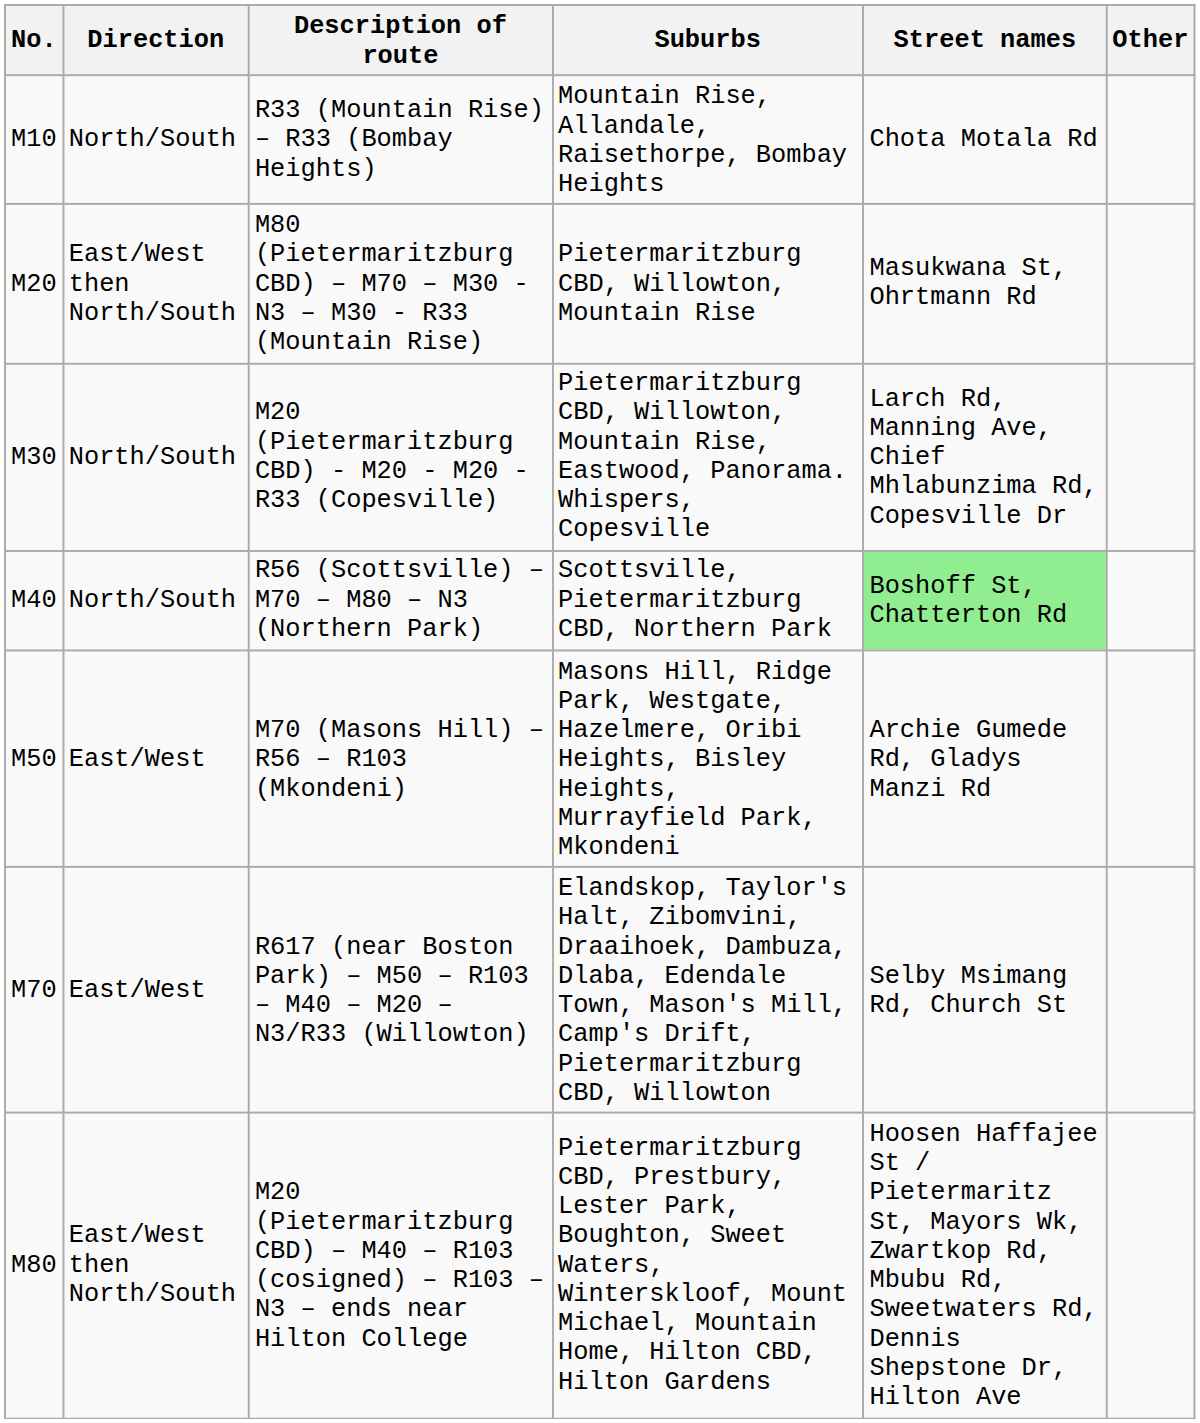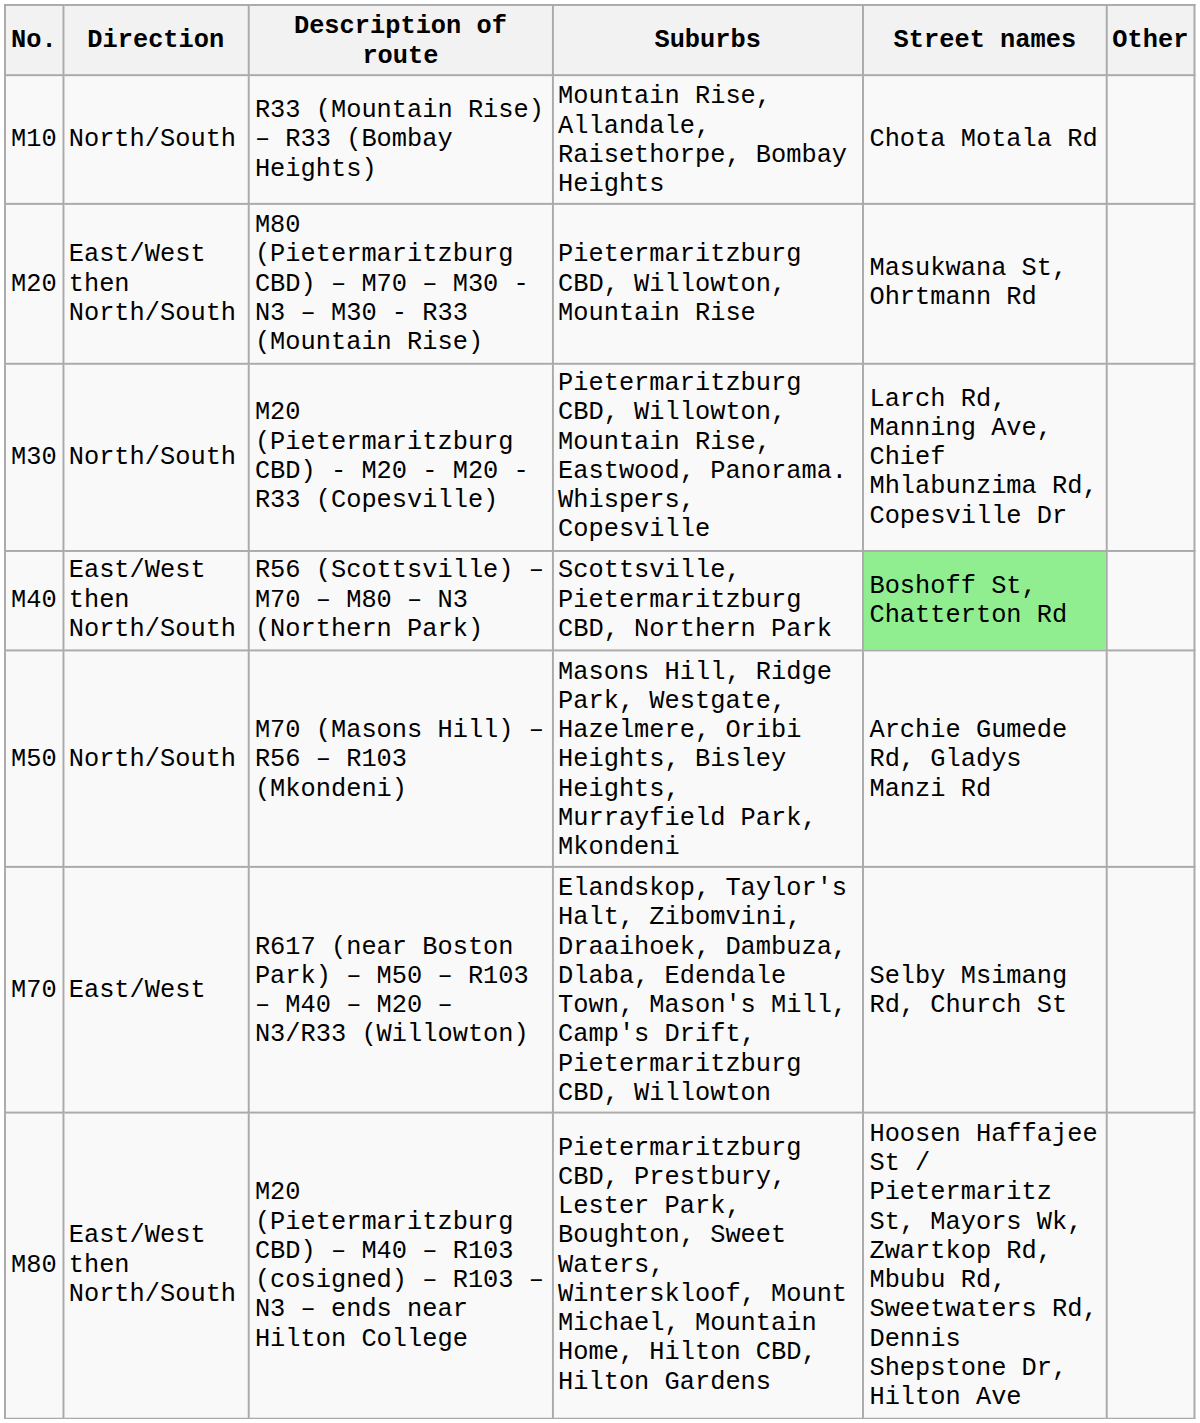(152, 600) North/South -> (152, 600) East/West then North/South
(137, 759) East/West -> (152, 759) North/South
